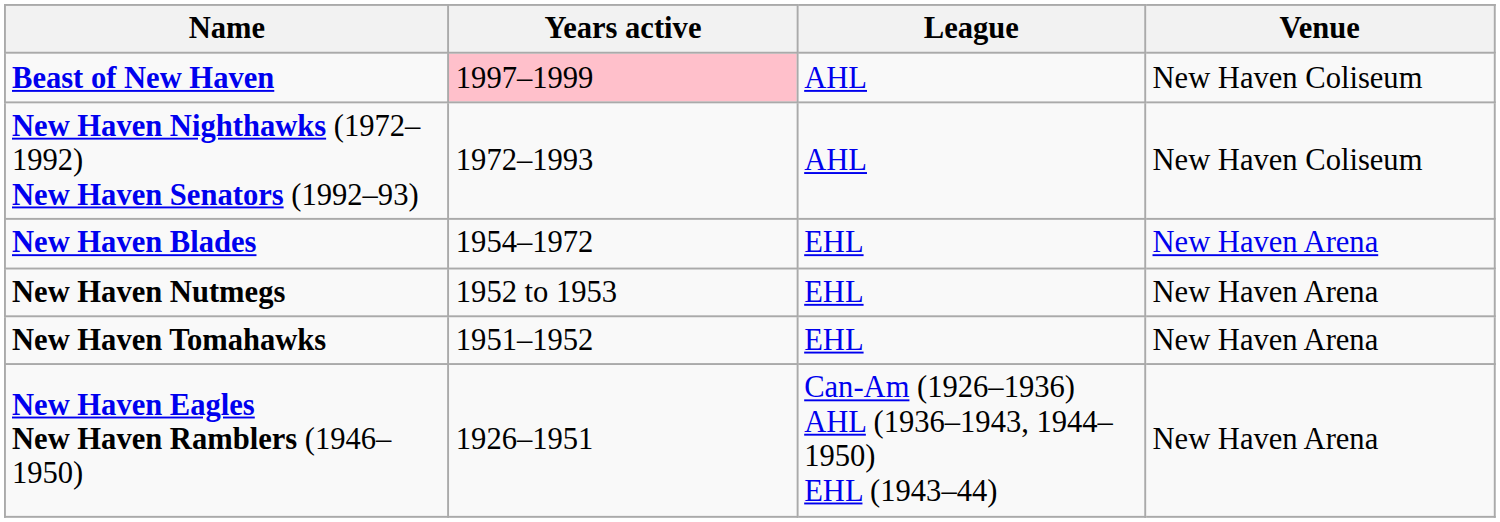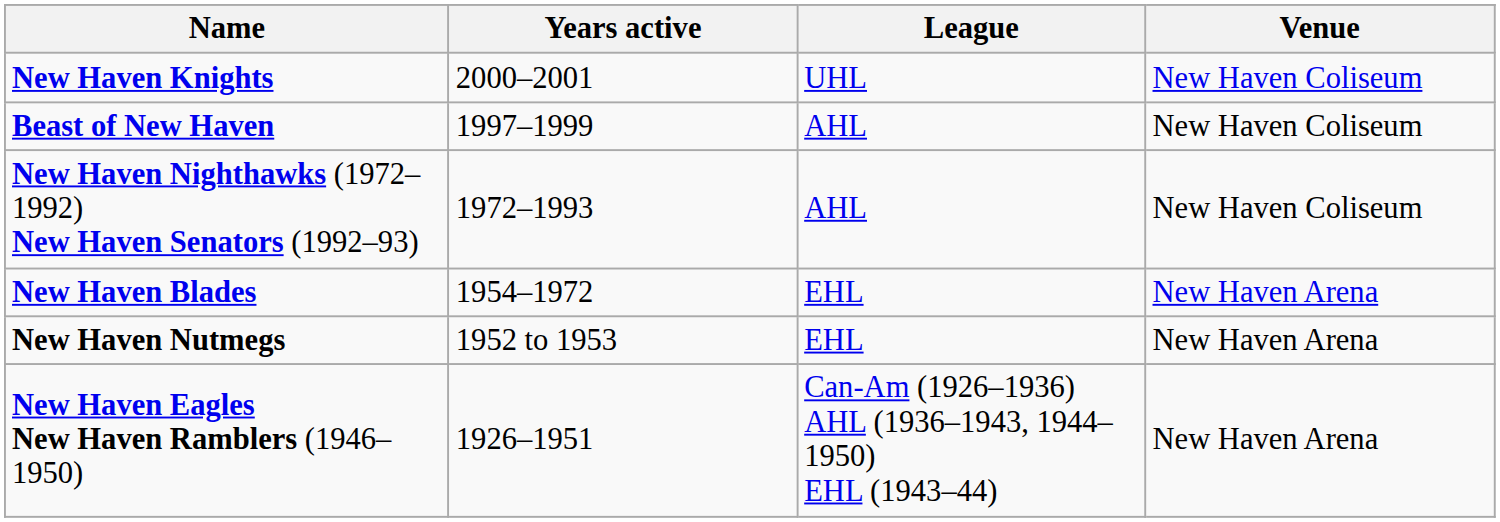+ row: (143, 77)
(525, 77) pink background -> (525, 125) no background
- row: (169, 339)
